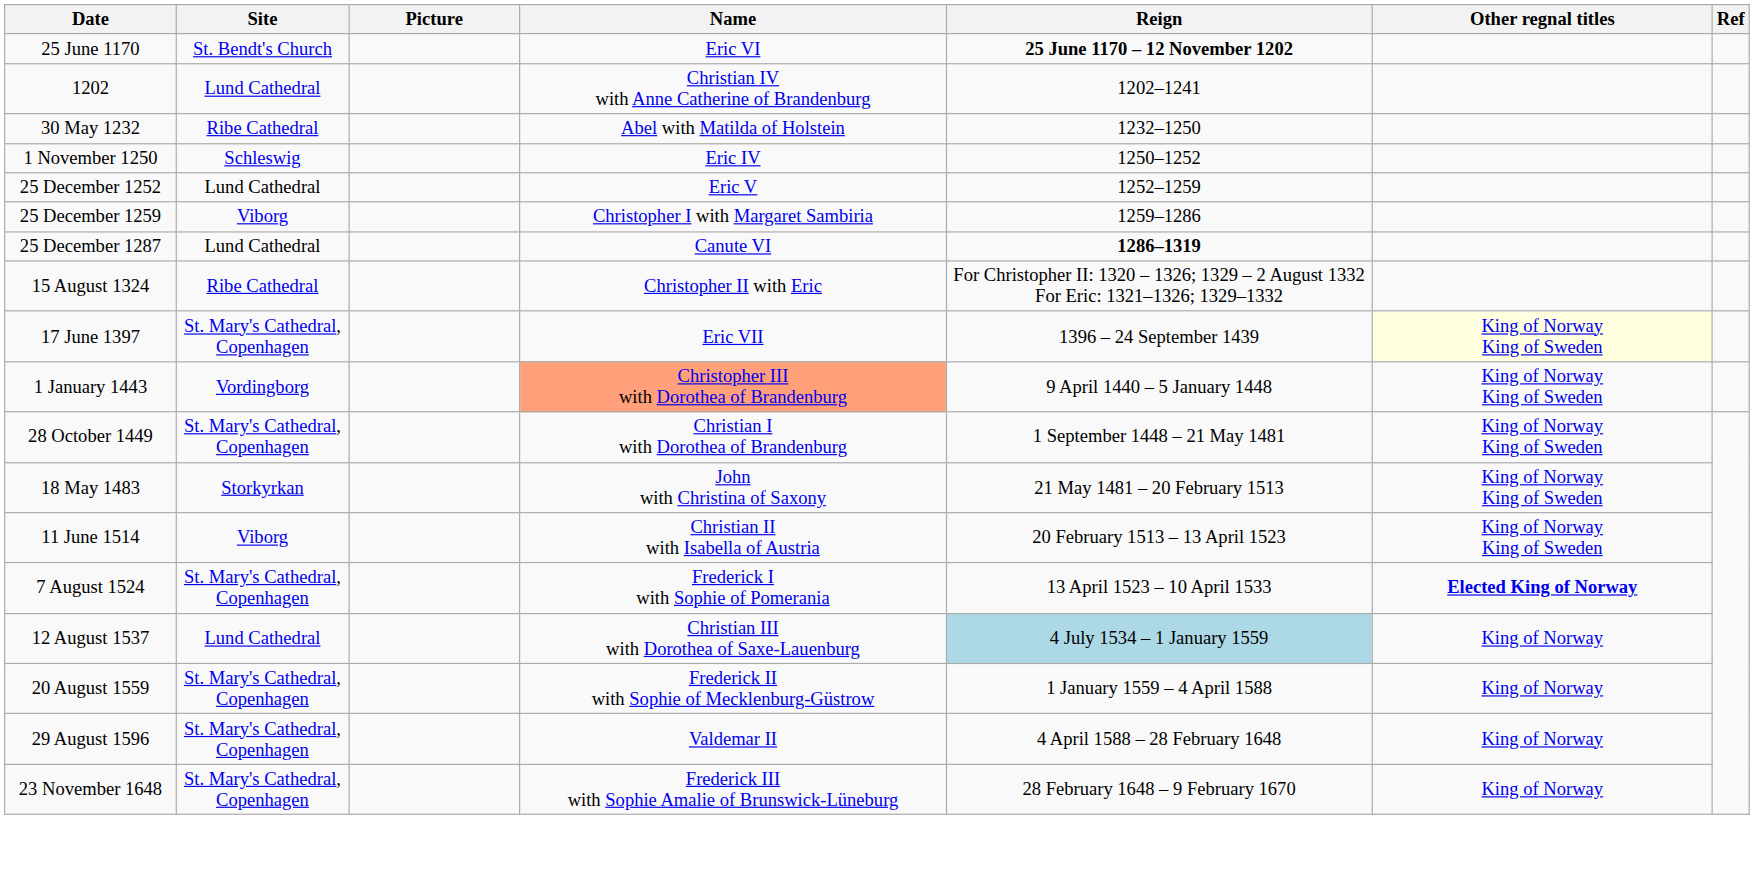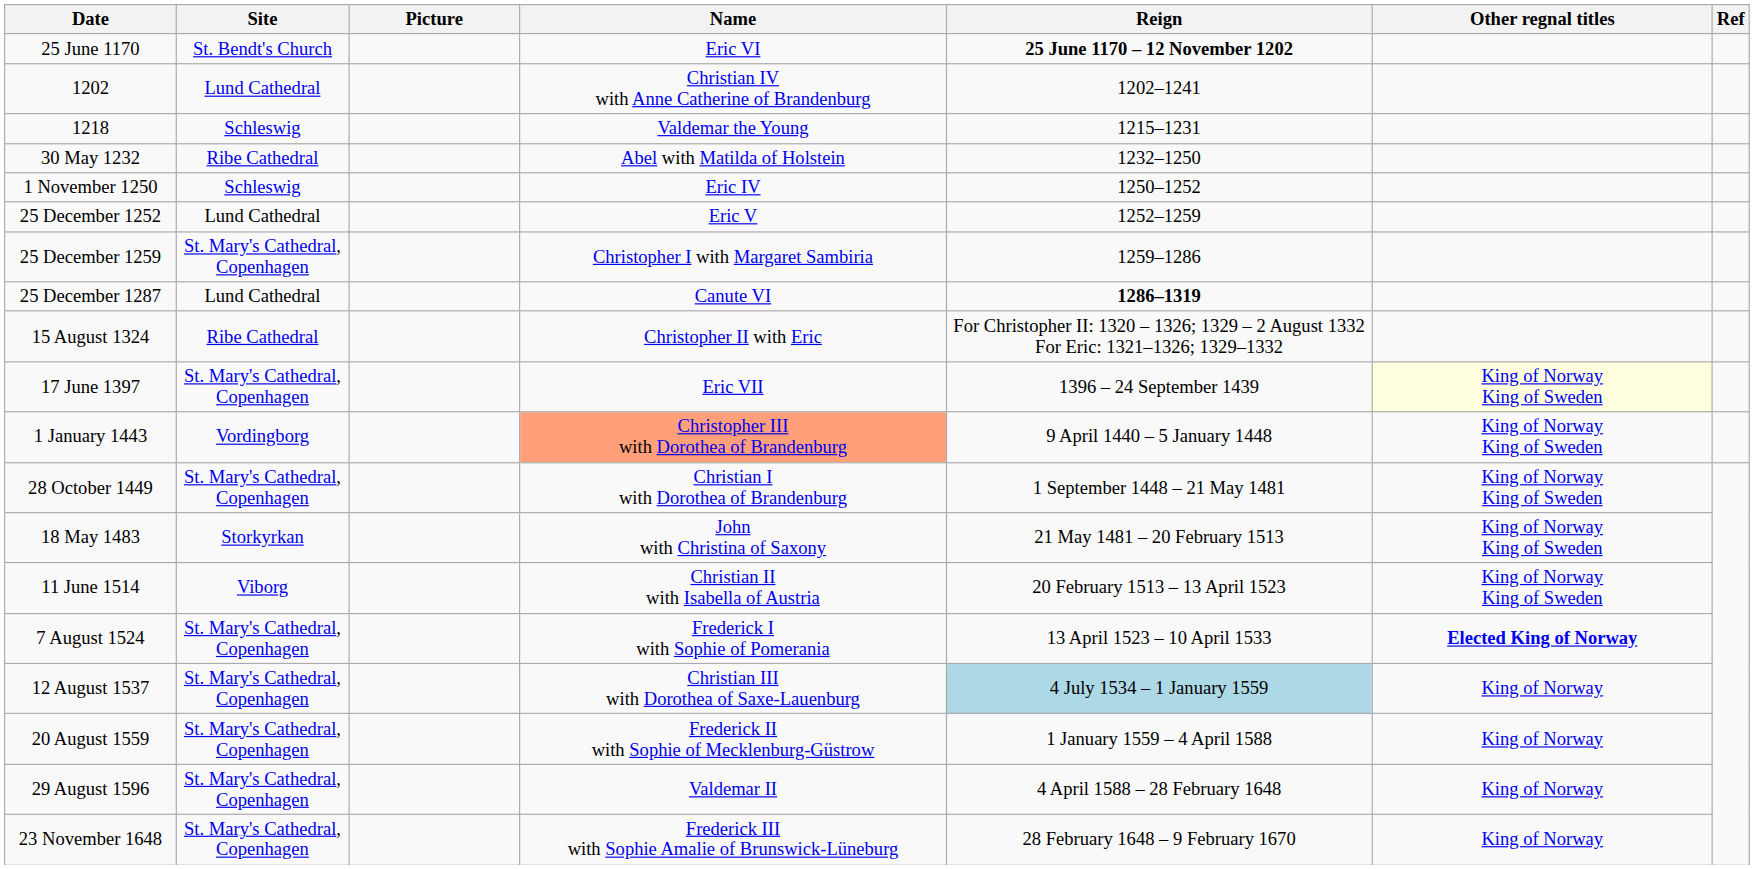+ row: (90, 128)
(262, 216) Viborg -> (262, 256) St. Mary's Cathedral, Copenhagen
(262, 638) Lund Cathedral -> (262, 688) St. Mary's Cathedral, Copenhagen
